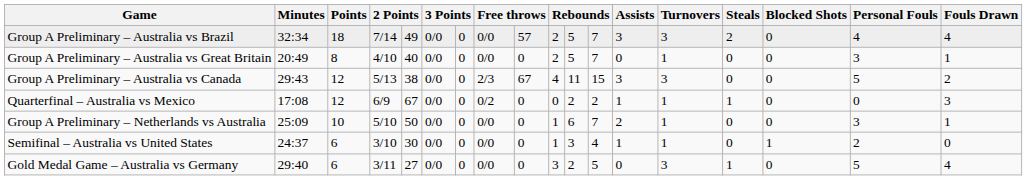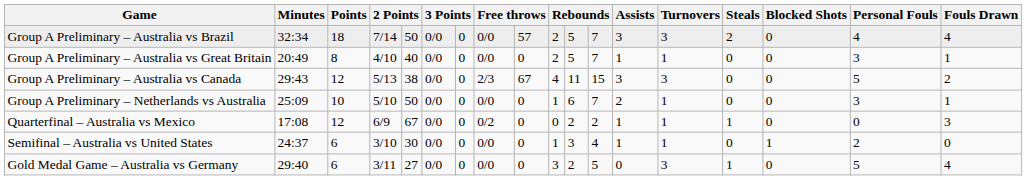(411, 36) 49 -> (411, 36) 50
(619, 57) 0 -> (619, 57) 1
rows swapped: (137, 121) <-> (101, 100)
